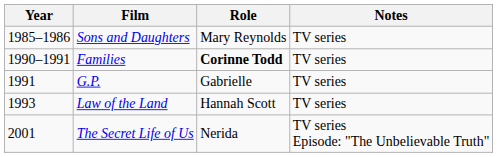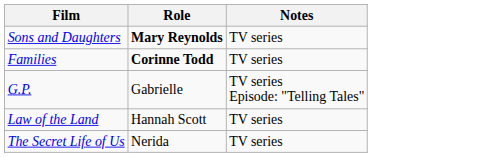- column: (39, 15)
(243, 37) normal -> (177, 37) bold
(320, 81) TV series -> (297, 89) TV series Episode: "Telling Tales"
(391, 133) TV series Episode: "The Unbelievable Truth" -> (256, 141) TV series
